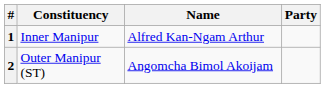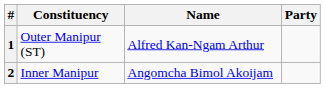(59, 36) Inner Manipur -> (61, 44) Outer Manipur (ST)
(61, 65) Outer Manipur (ST) -> (59, 72) Inner Manipur
